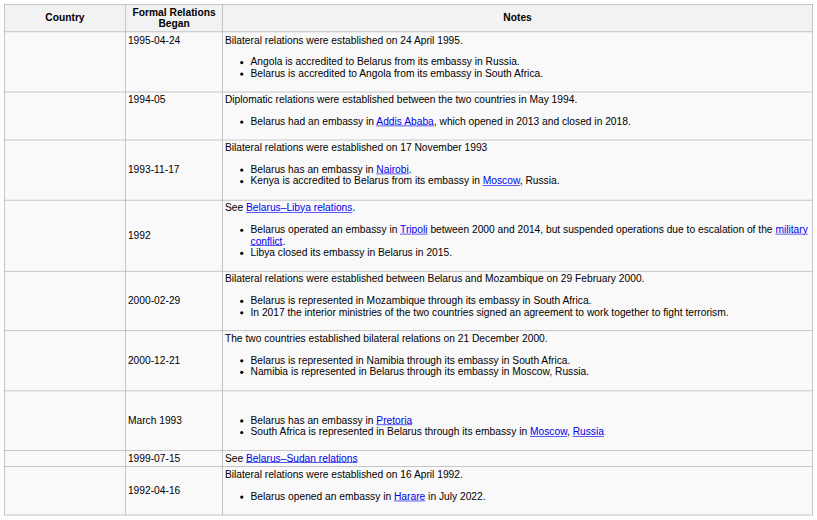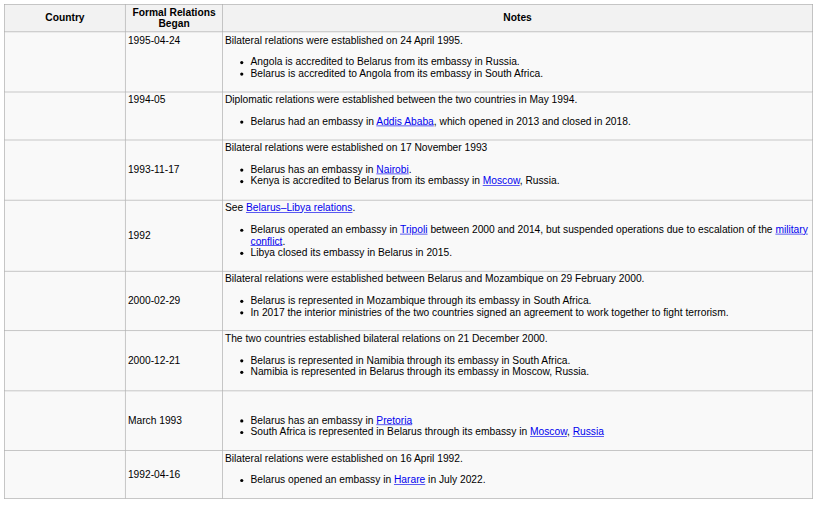- row: (291, 458)
